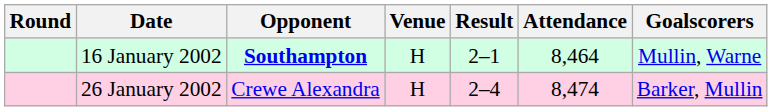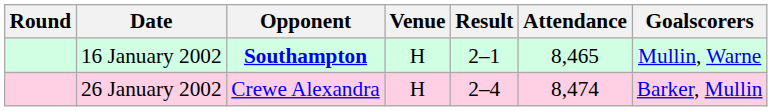(575, 55) 8,464 -> (575, 55) 8,465
